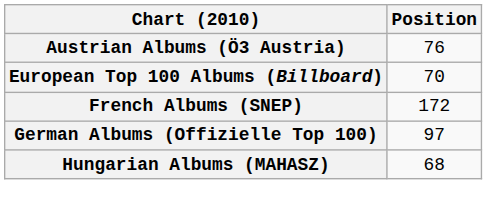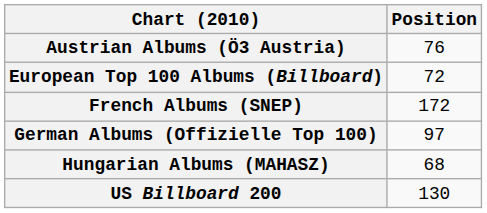(434, 77) 70 -> (434, 77) 72
+ row: (196, 193)
